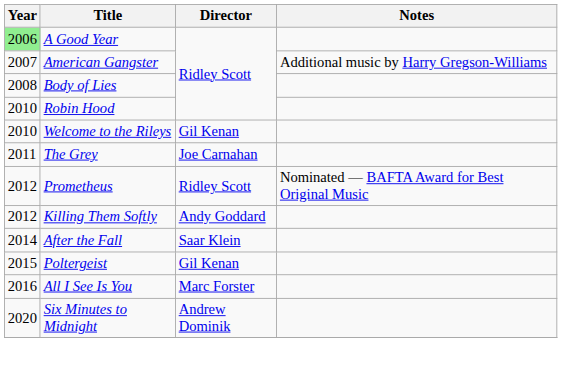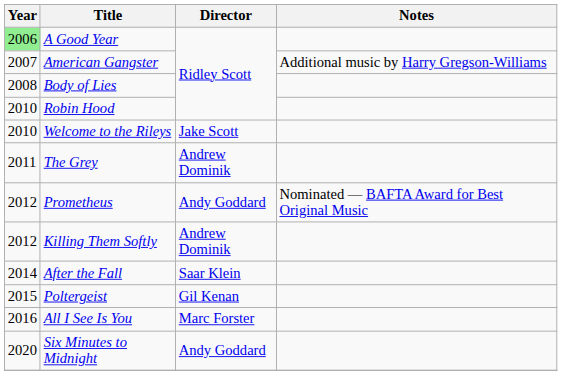(209, 131) Gil Kenan -> (209, 131) Jake Scott
(218, 154) Joe Carnahan -> (205, 162) Andrew Dominik
(215, 185) Ridley Scott -> (222, 202) Andy Goddard
(222, 217) Andy Goddard -> (205, 241) Andrew Dominik
(205, 317) Andrew Dominik -> (222, 350) Andy Goddard
